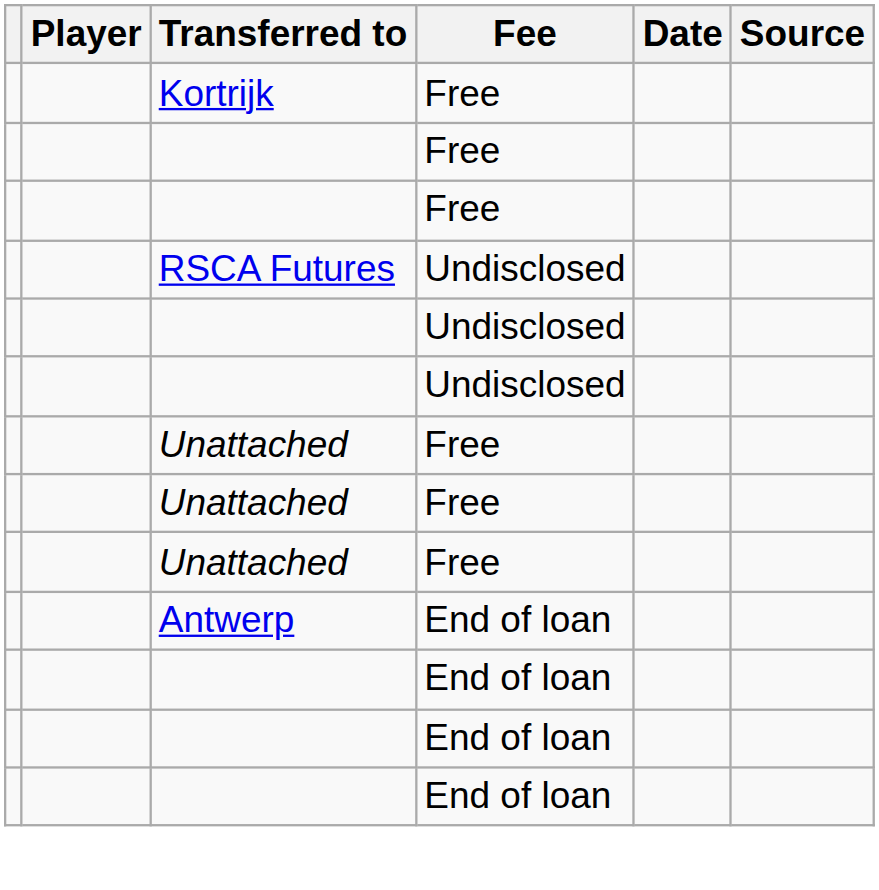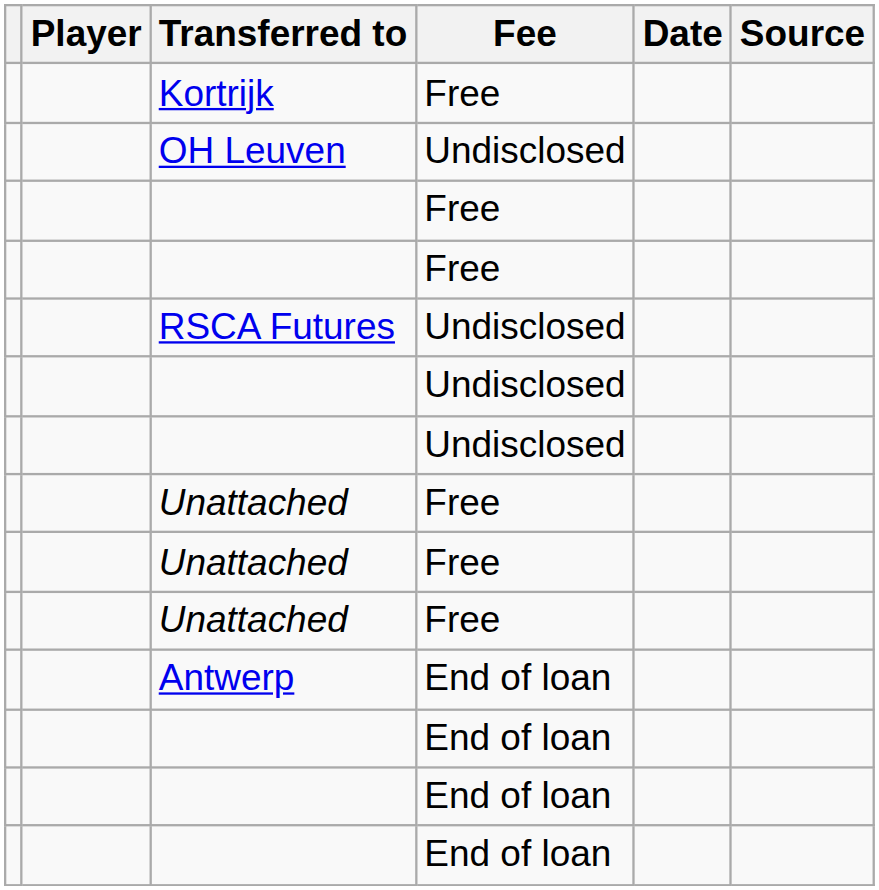+ row: (252, 151)
